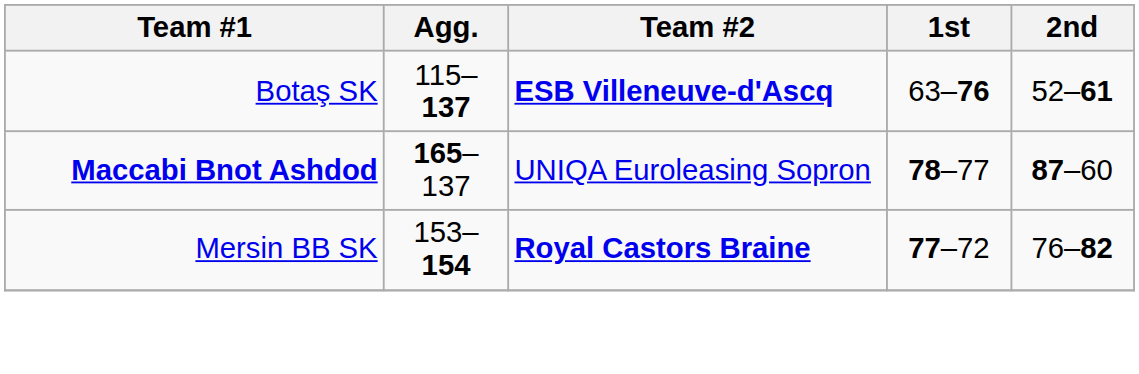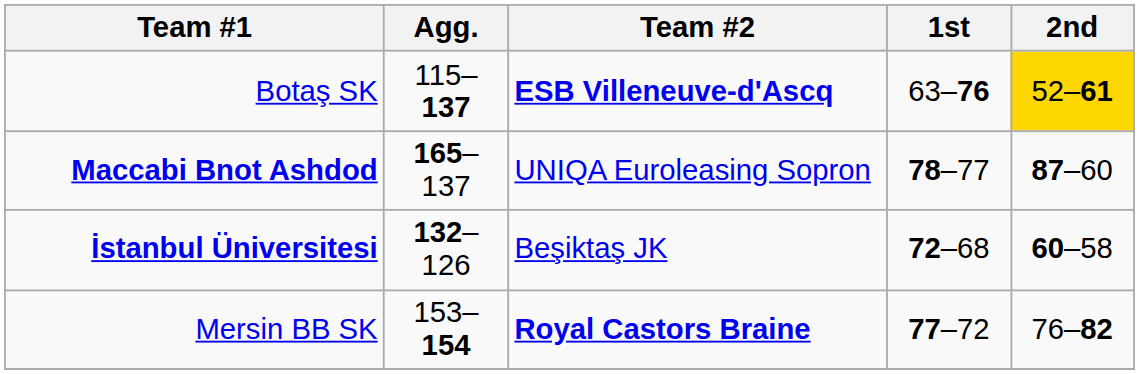(1072, 90) no background -> (1072, 90) gold background
+ row: (234, 249)
